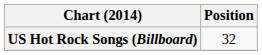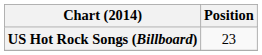(229, 38) 32 -> (229, 38) 23
